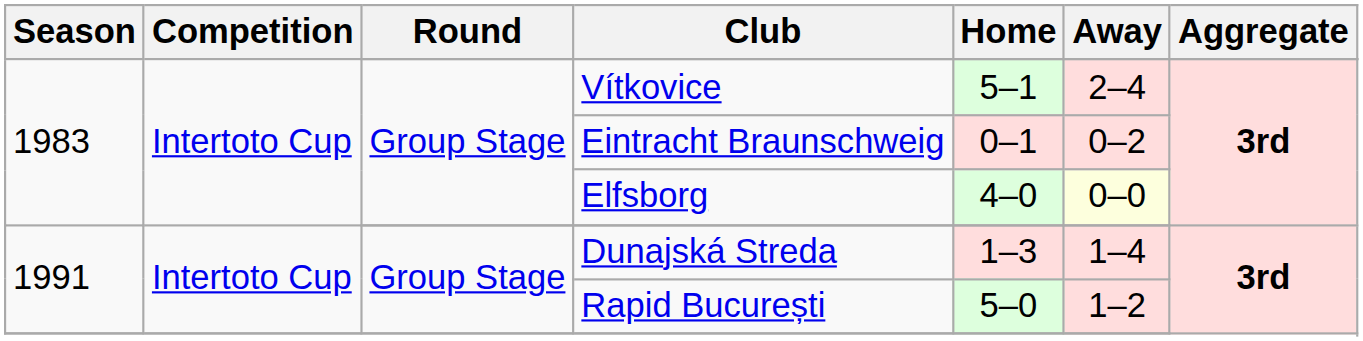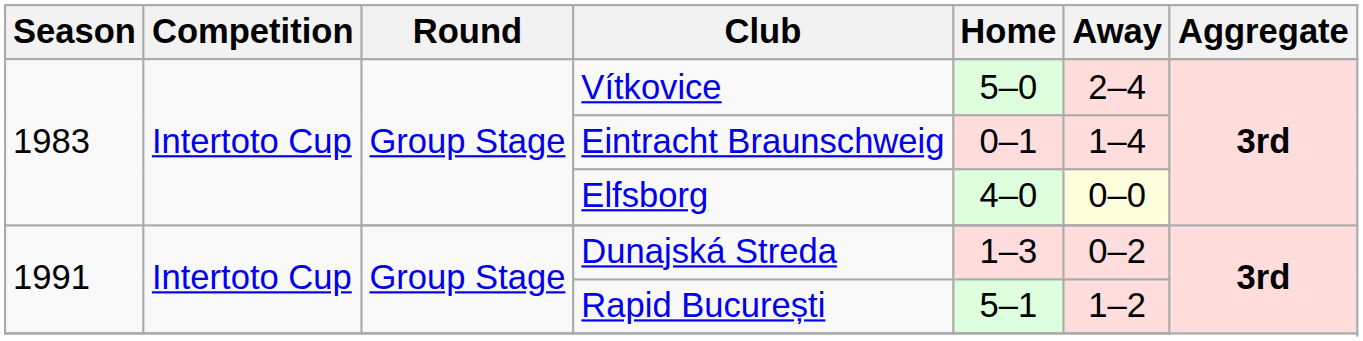(1008, 86) 5–1 -> (1008, 86) 5–0
(1117, 141) 0–2 -> (1117, 141) 1–4
(1117, 251) 1–4 -> (1117, 251) 0–2
(1008, 305) 5–0 -> (1008, 305) 5–1
